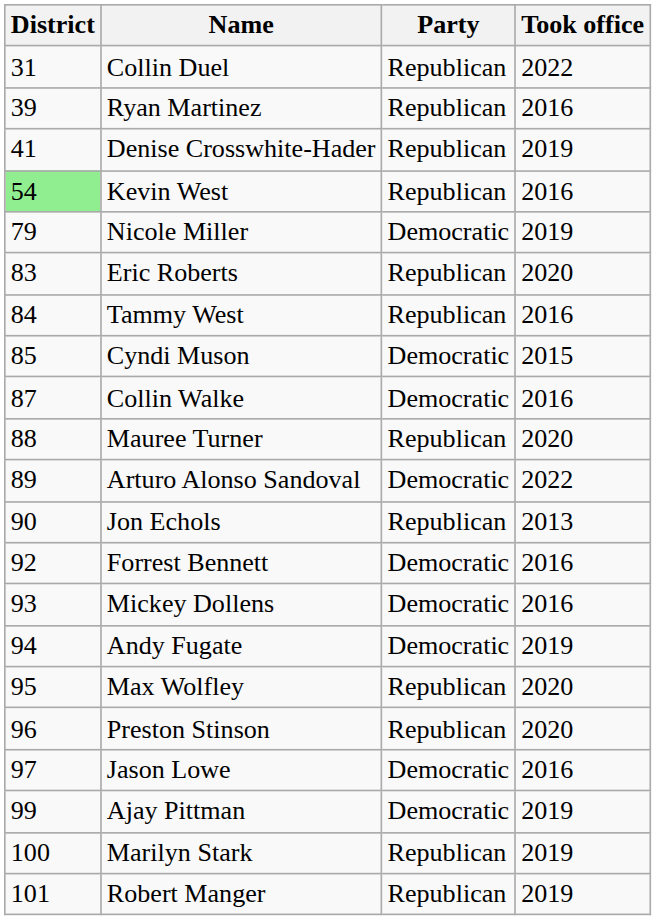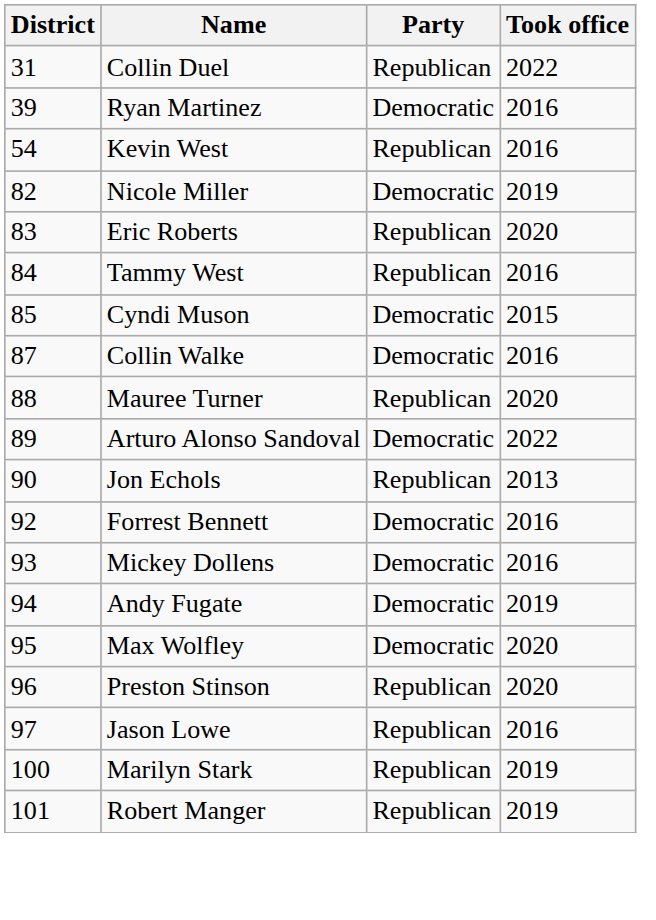(447, 107) Republican -> (433, 107) Democratic
- row: (241, 149)
(24, 190) lightgreen background -> (24, 149) no background
(24, 231) 79 -> (24, 190) 82
(447, 686) Republican -> (433, 645) Democratic
(448, 769) Democratic -> (432, 728) Republican
- row: (176, 811)
